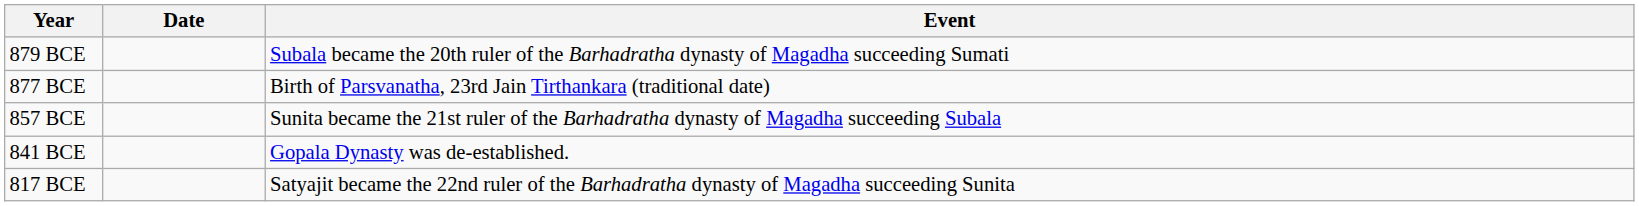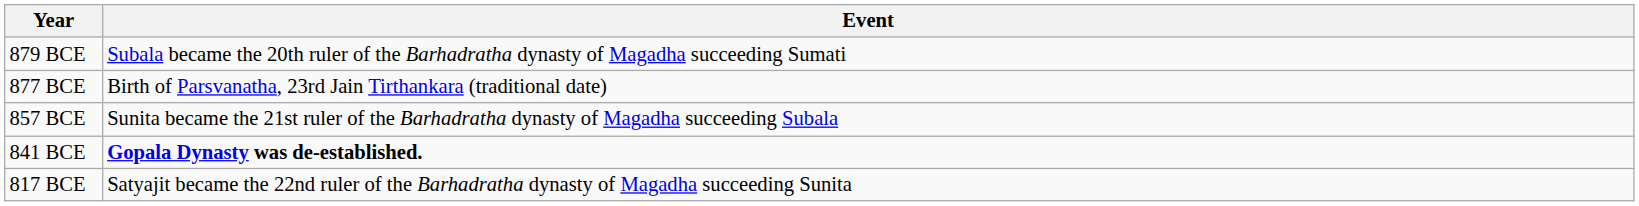- column: (184, 20)
(420, 151) normal -> (265, 151) bold
